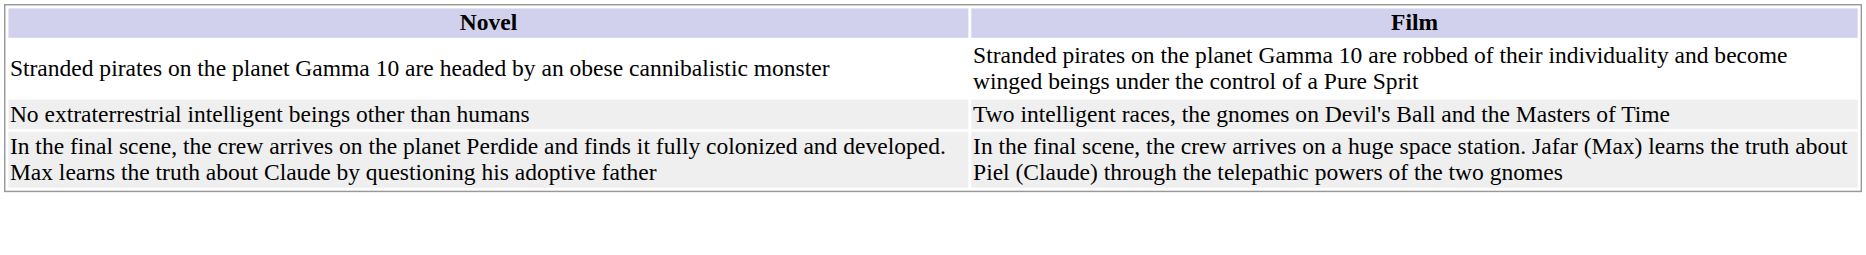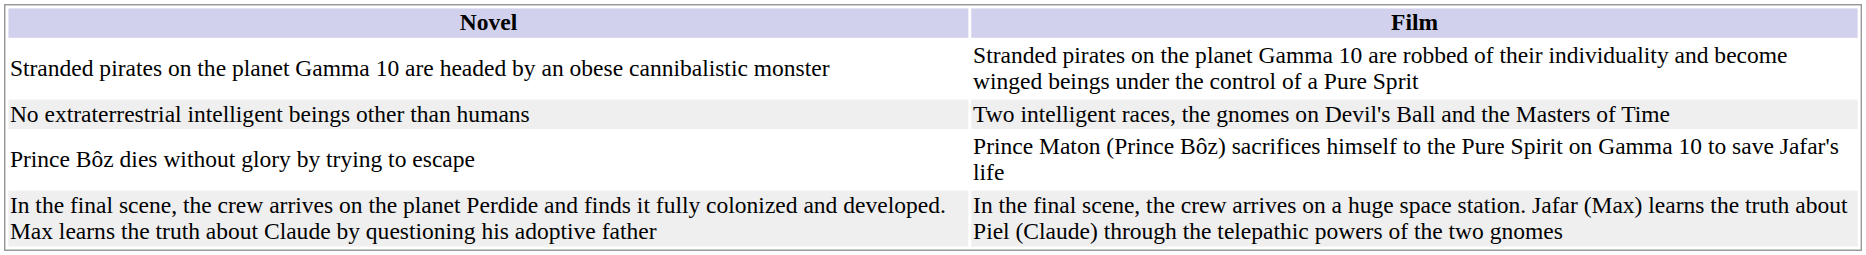+ row: (242, 159)
